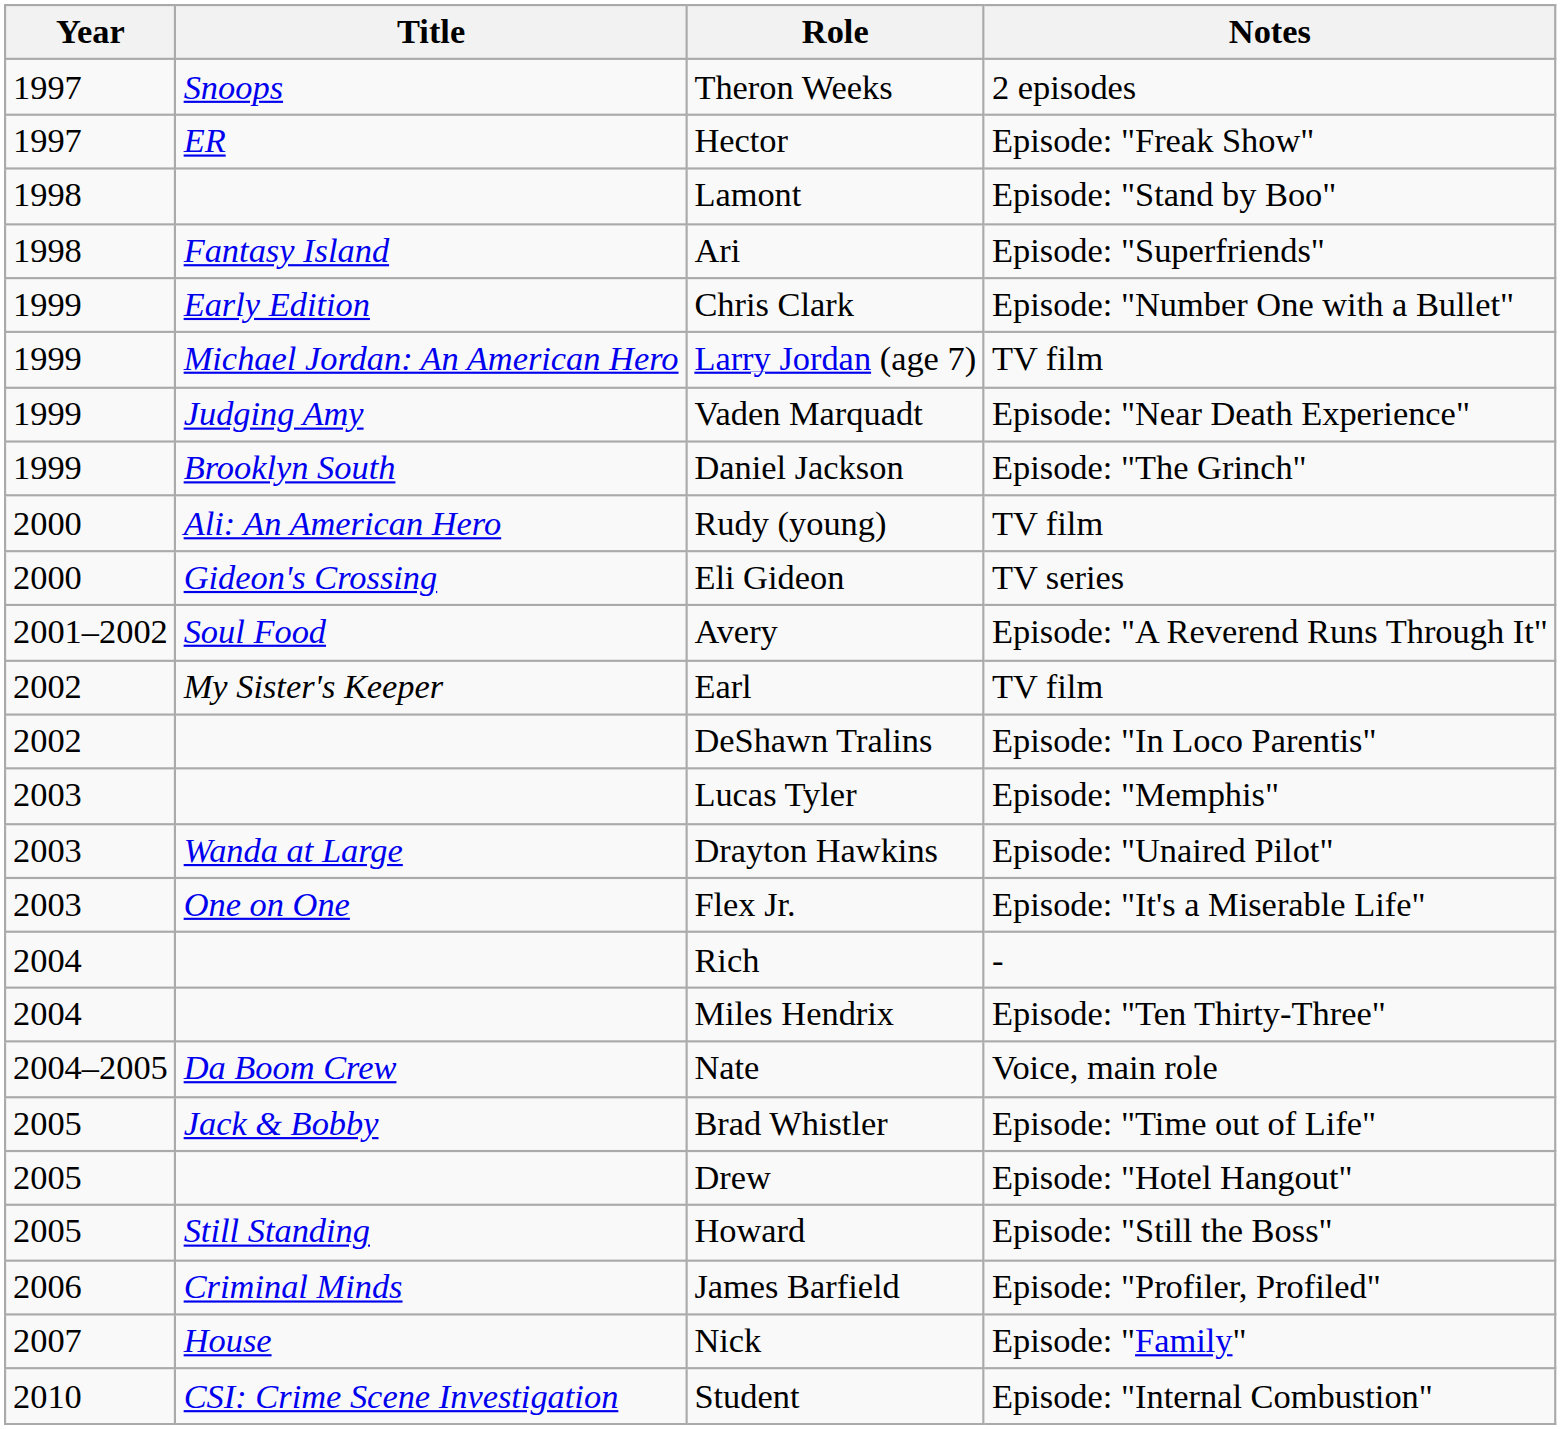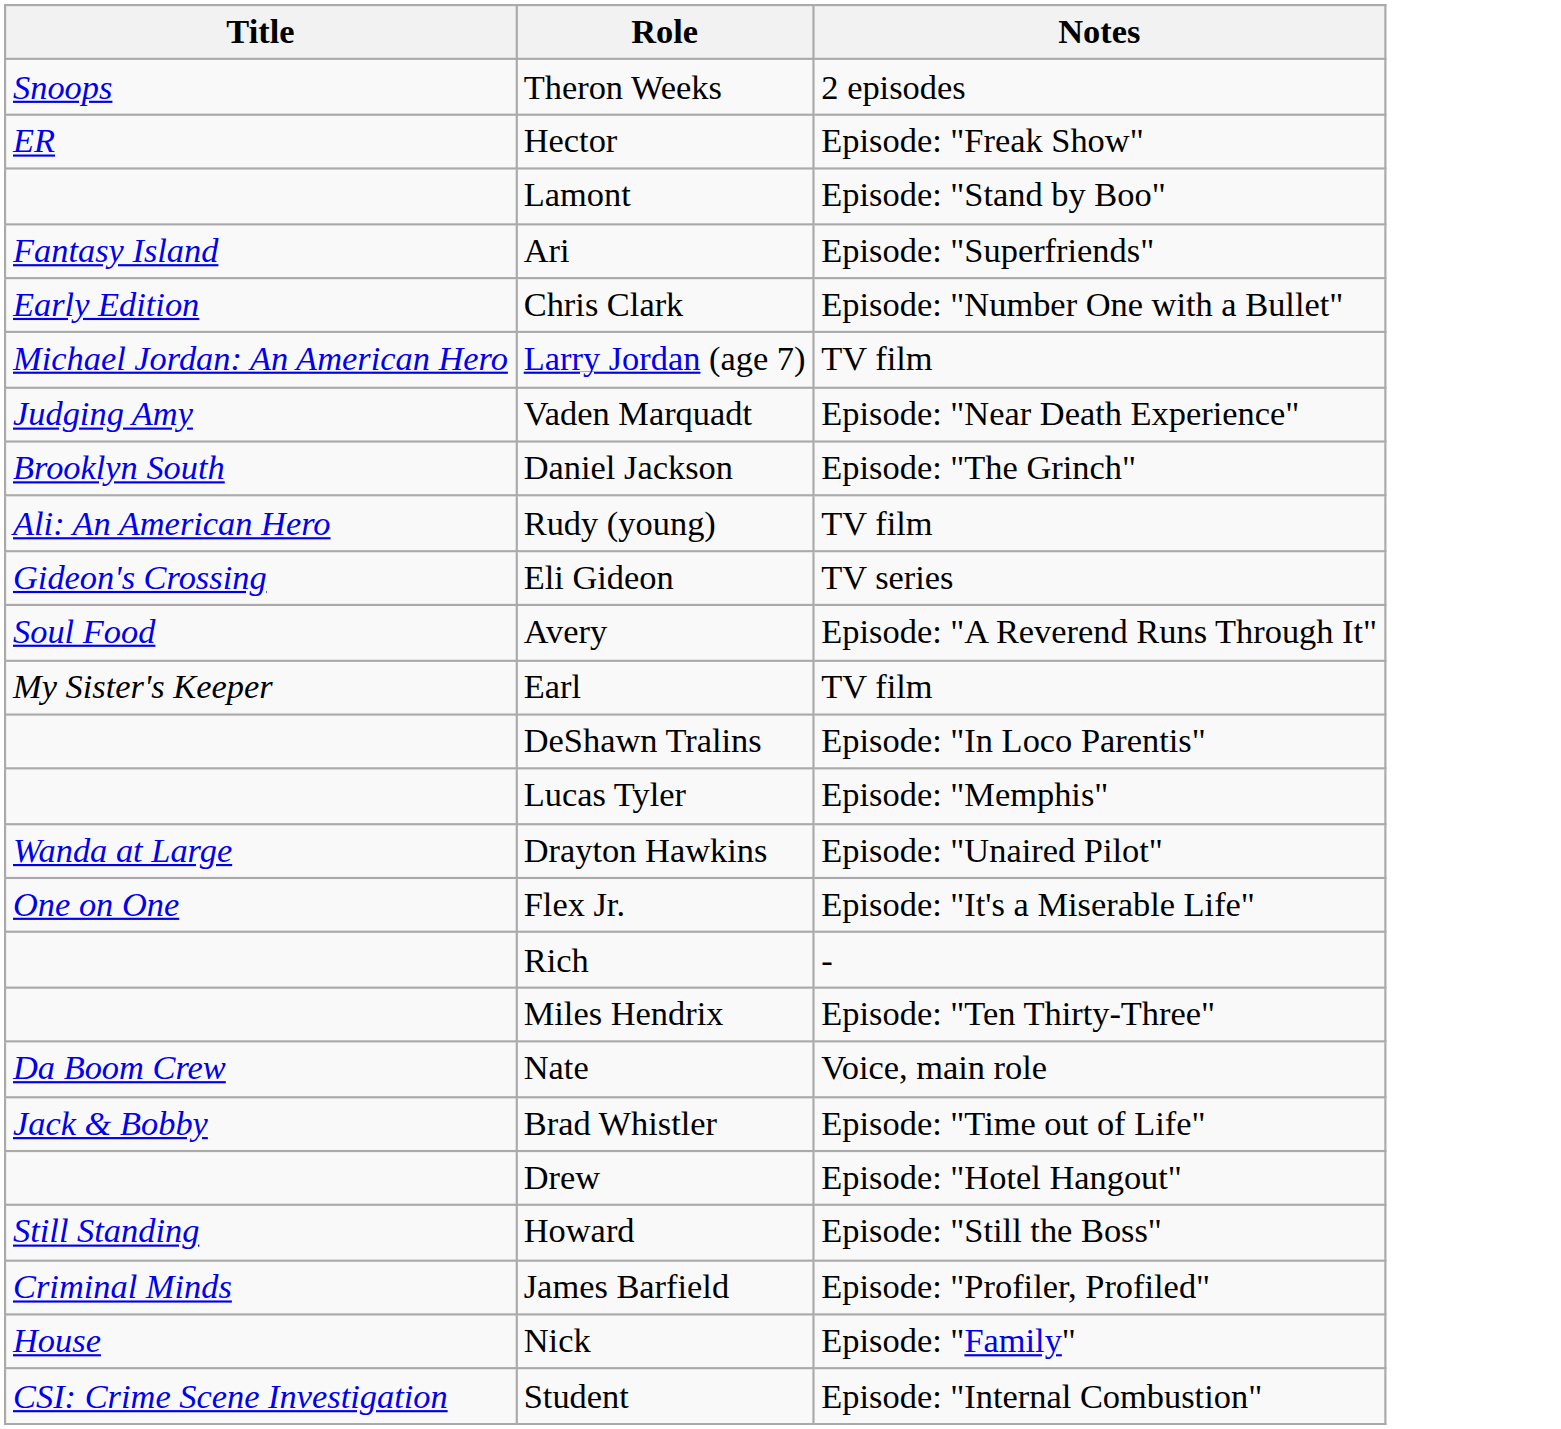- column: (90, 31)
